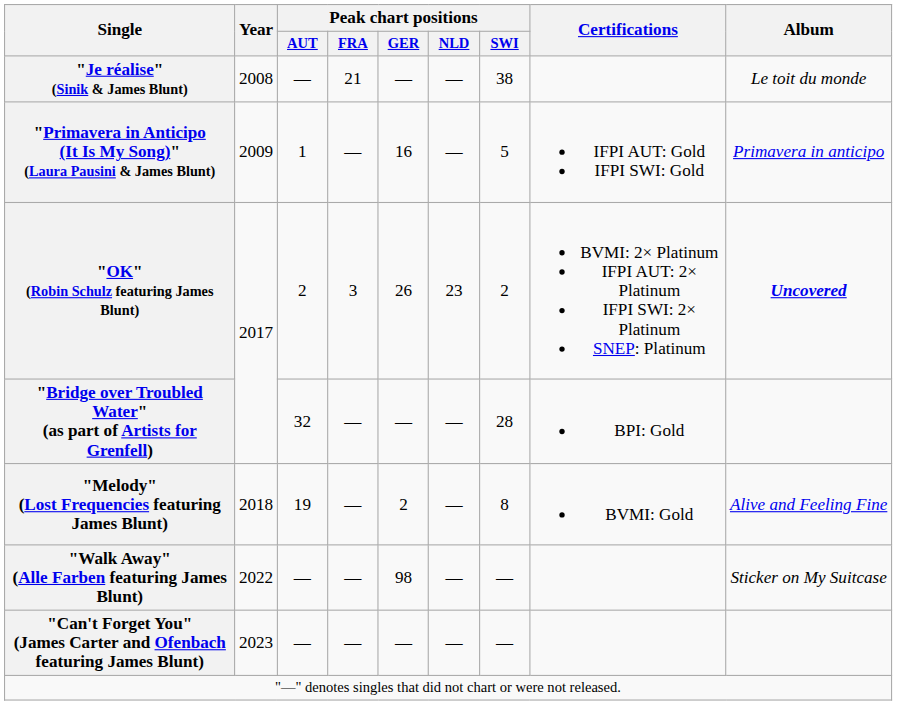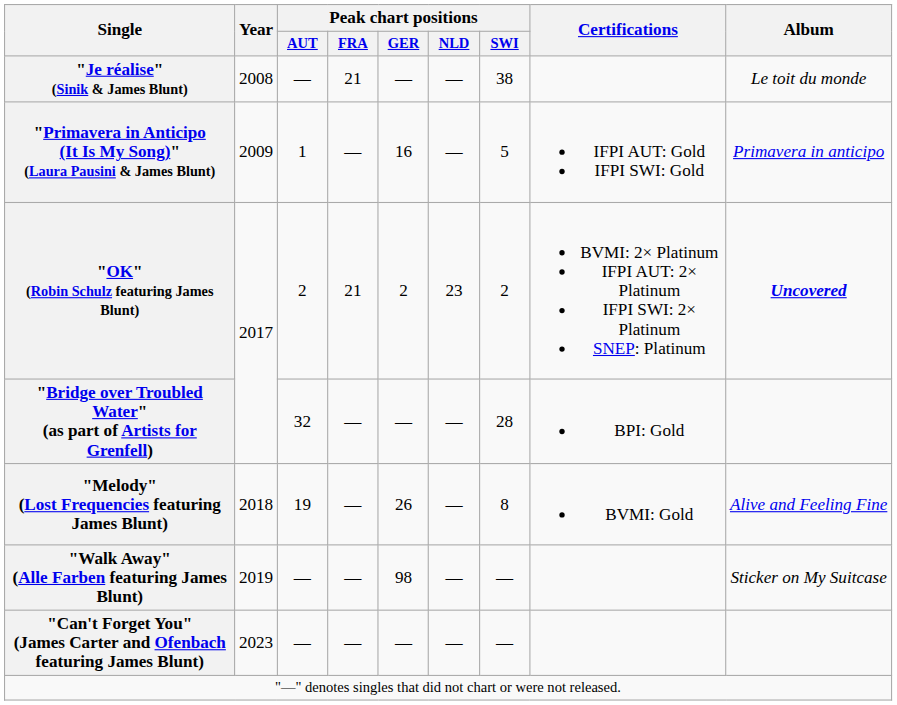(353, 290) 3 -> (353, 290) 21
(403, 290) 26 -> (403, 290) 2
(403, 504) 2 -> (403, 504) 26
(256, 577) 2022 -> (256, 577) 2019
